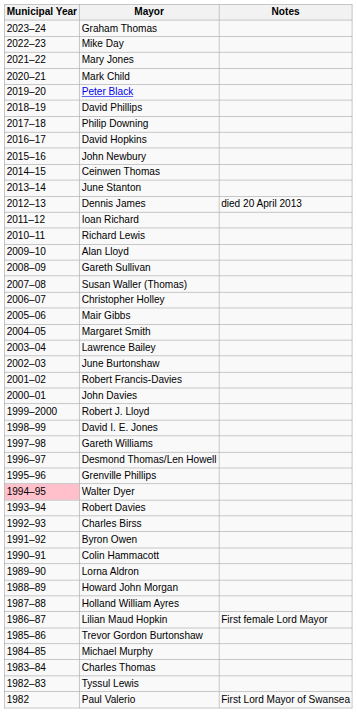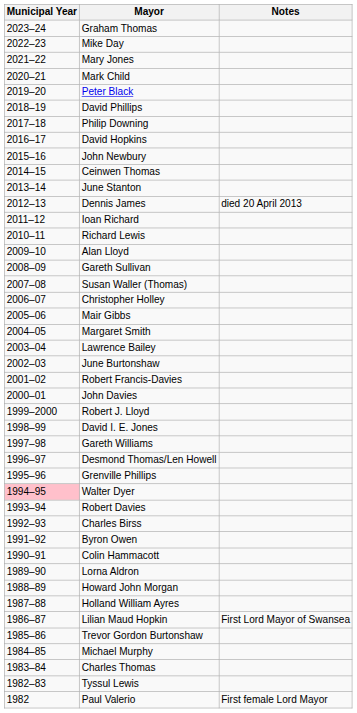(274, 619) First female Lord Mayor -> (286, 619) First Lord Mayor of Swansea
(286, 699) First Lord Mayor of Swansea -> (274, 699) First female Lord Mayor
